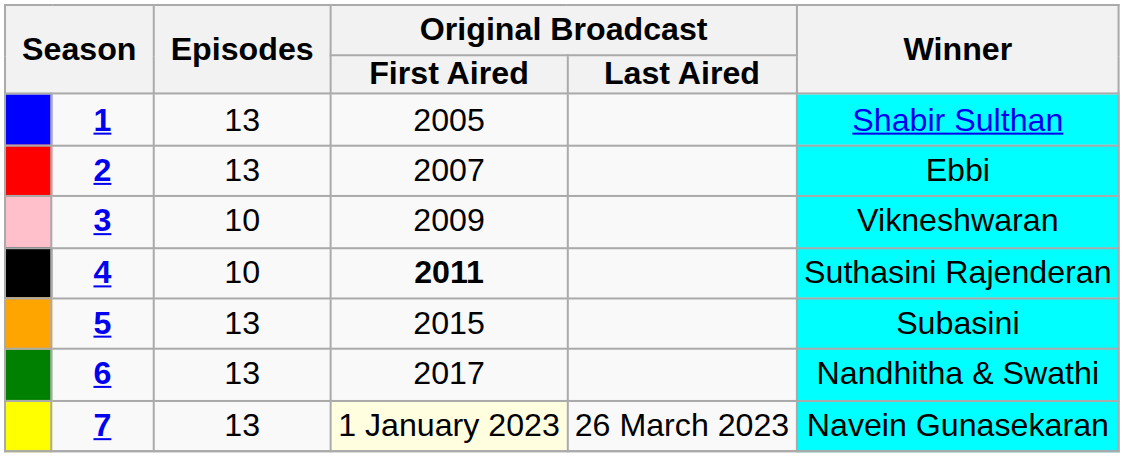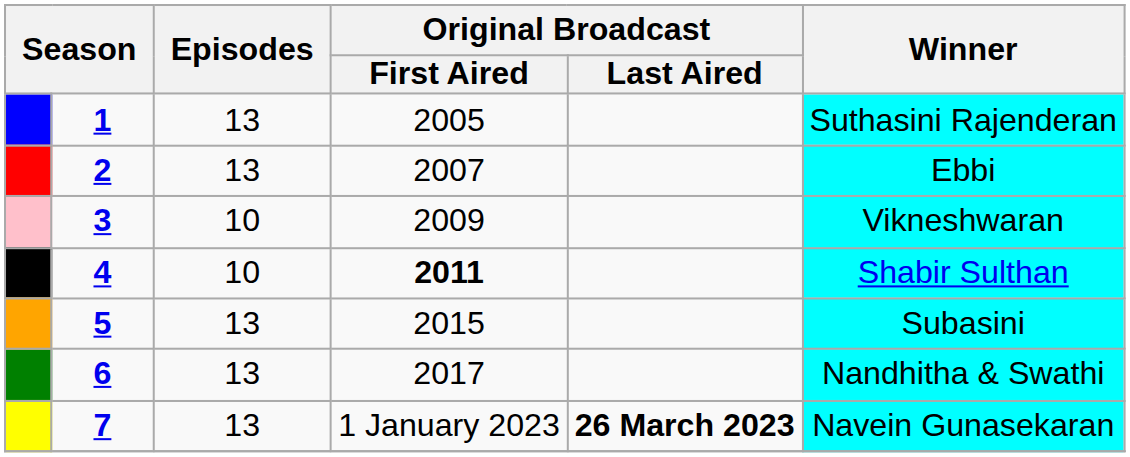(958, 119) Shabir Sulthan -> (963, 119) Suthasini Rajenderan
(958, 272) Suthasini Rajenderan -> (963, 272) Shabir Sulthan
(449, 425) lightyellow background -> (449, 425) no background
(682, 425) normal -> (685, 425) bold
